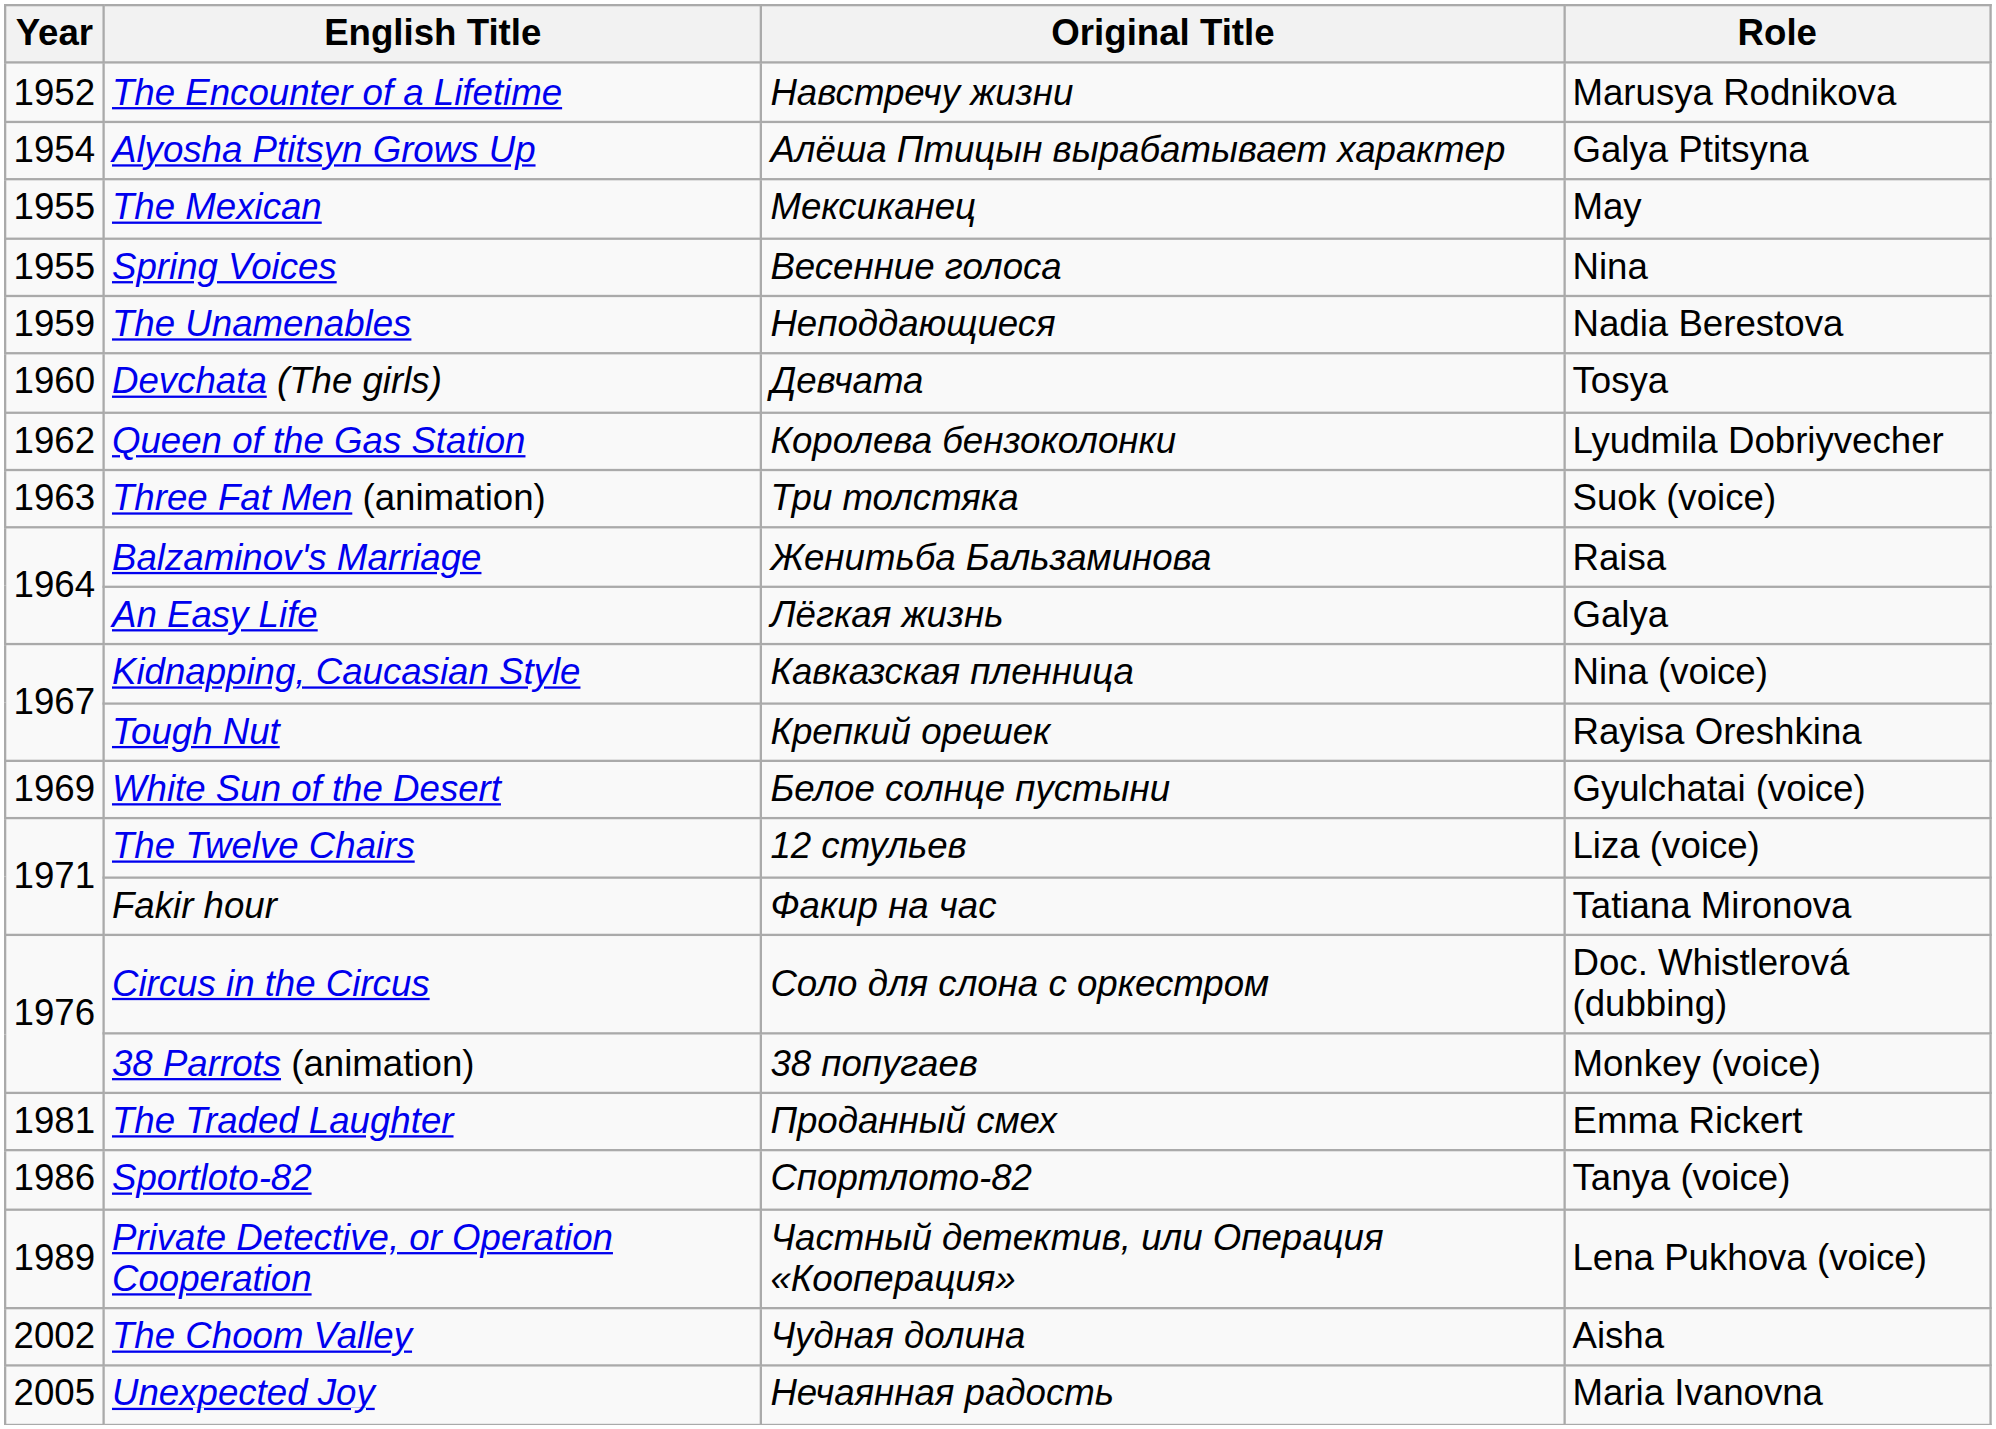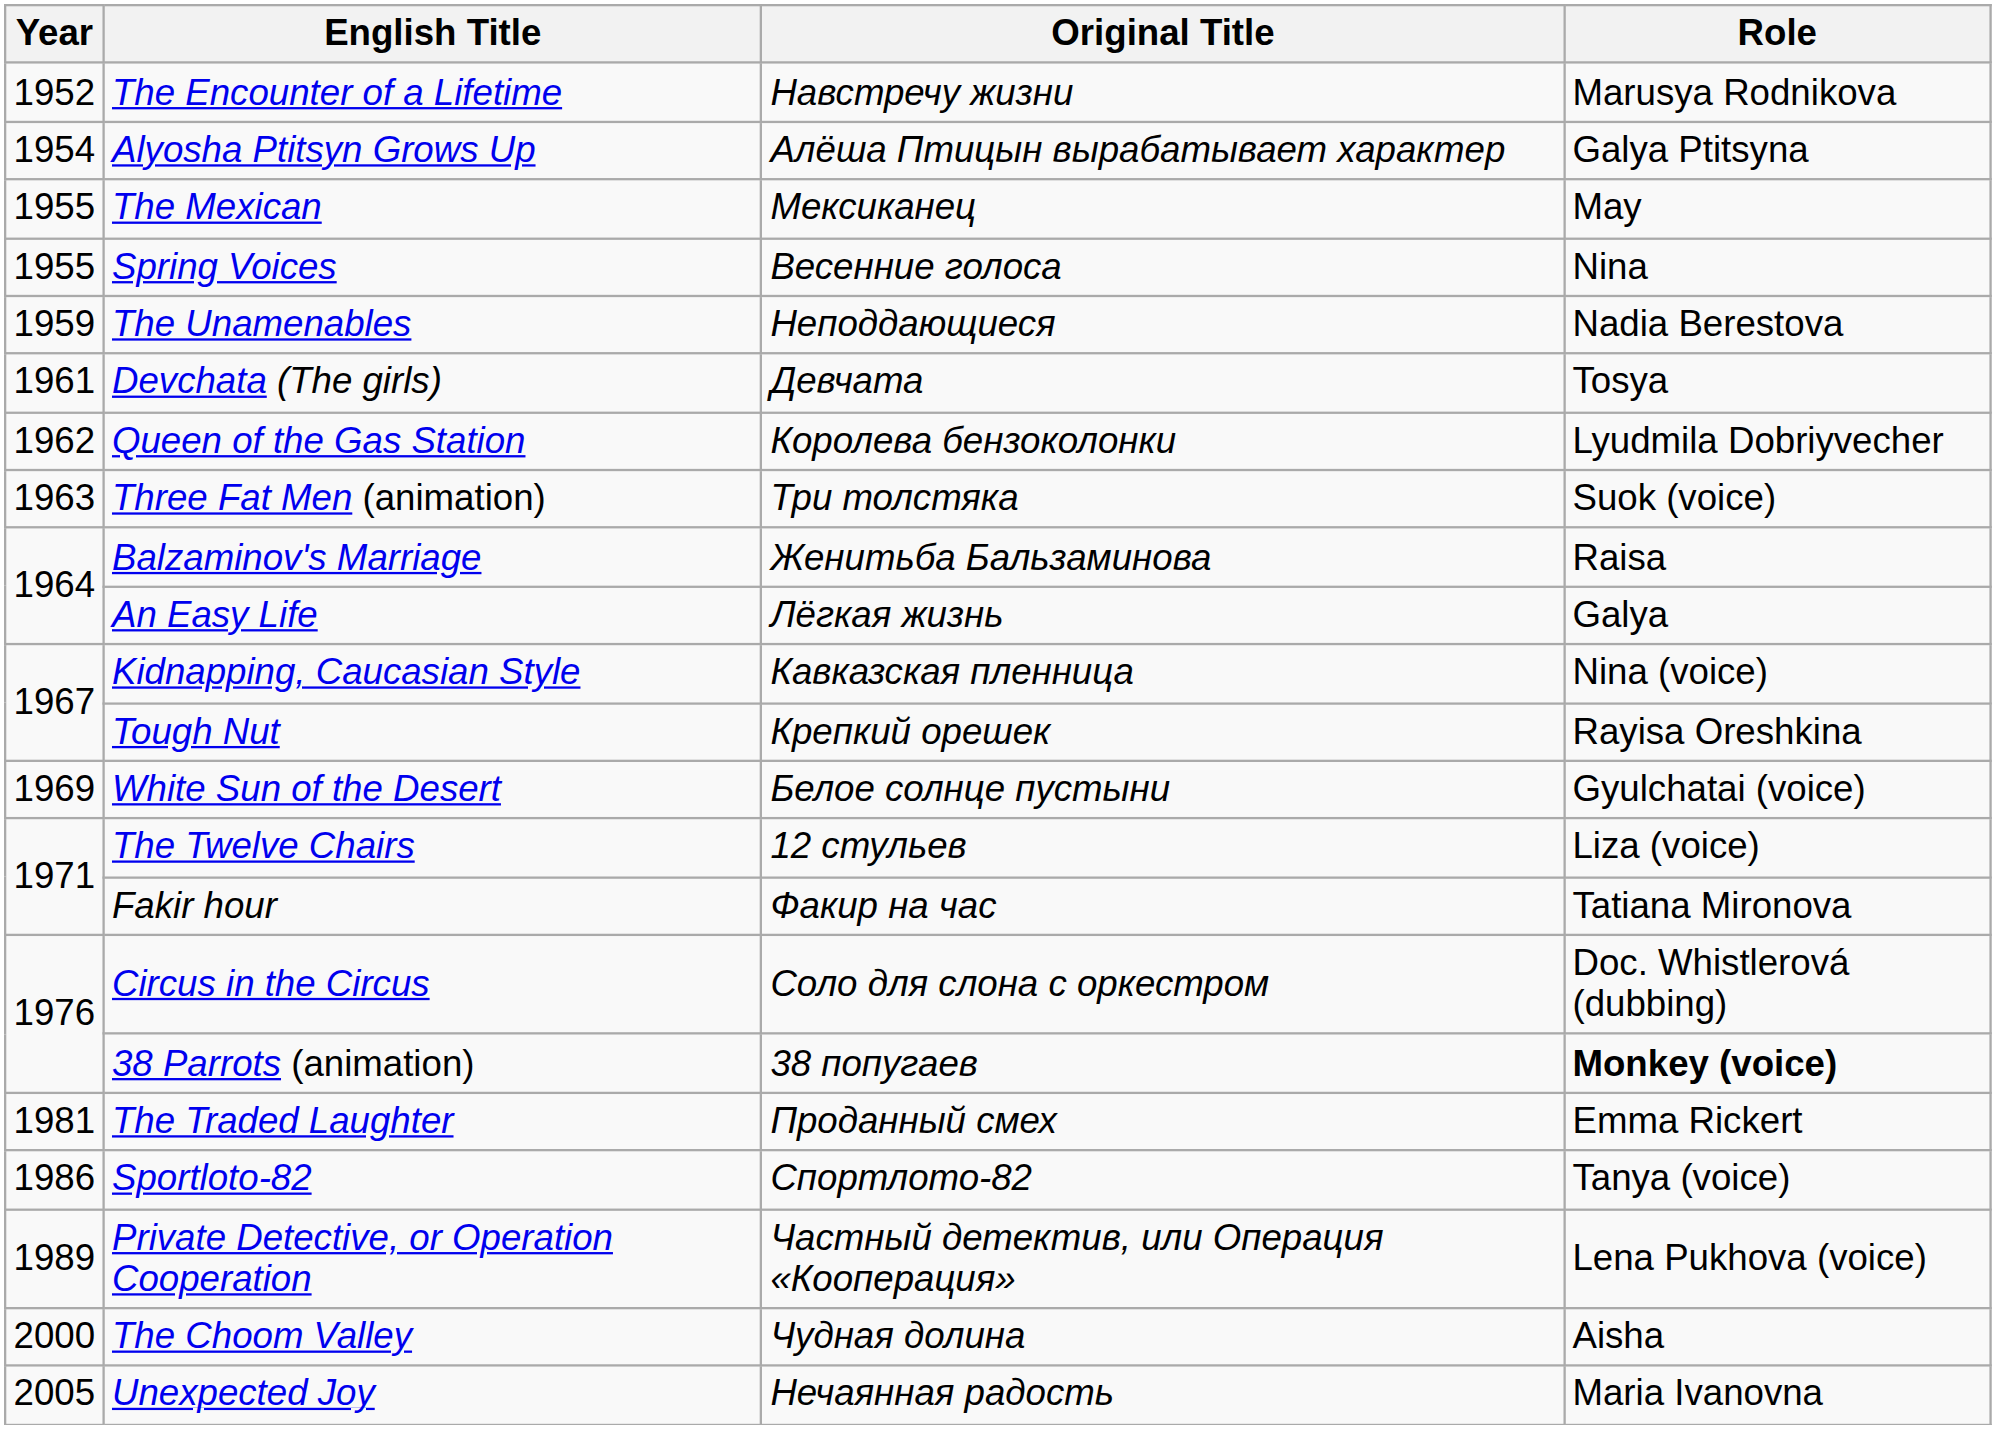(54, 382) 1960 -> (54, 382) 1961
(1697, 1062) normal -> (1705, 1062) bold
(54, 1336) 2002 -> (54, 1336) 2000
